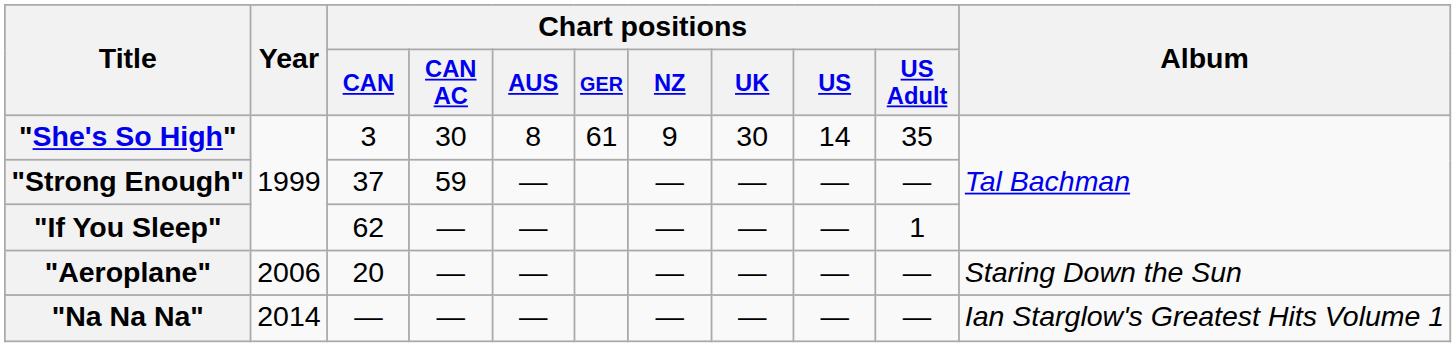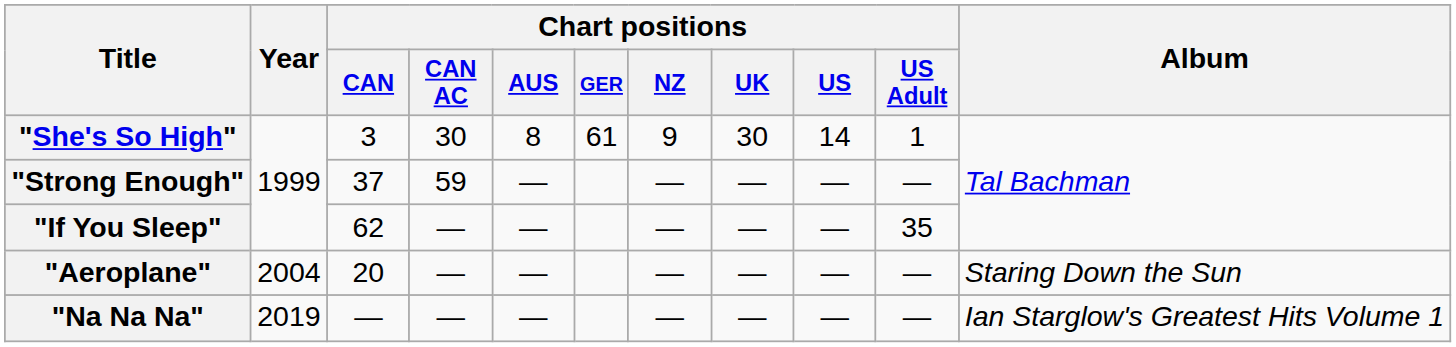(917, 136) 35 -> (917, 136) 1
(917, 227) 1 -> (917, 227) 35
(289, 272) 2006 -> (289, 272) 2004
(289, 317) 2014 -> (289, 317) 2019
